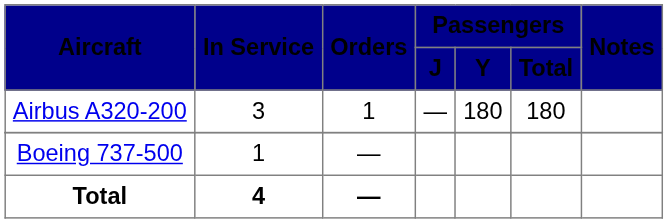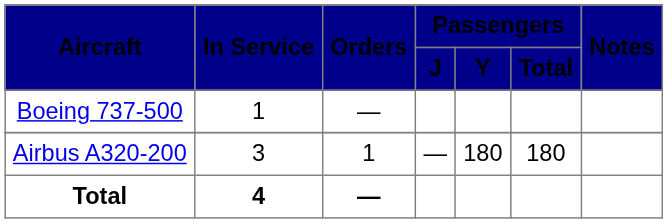rows swapped: (100, 111) <-> (100, 153)
